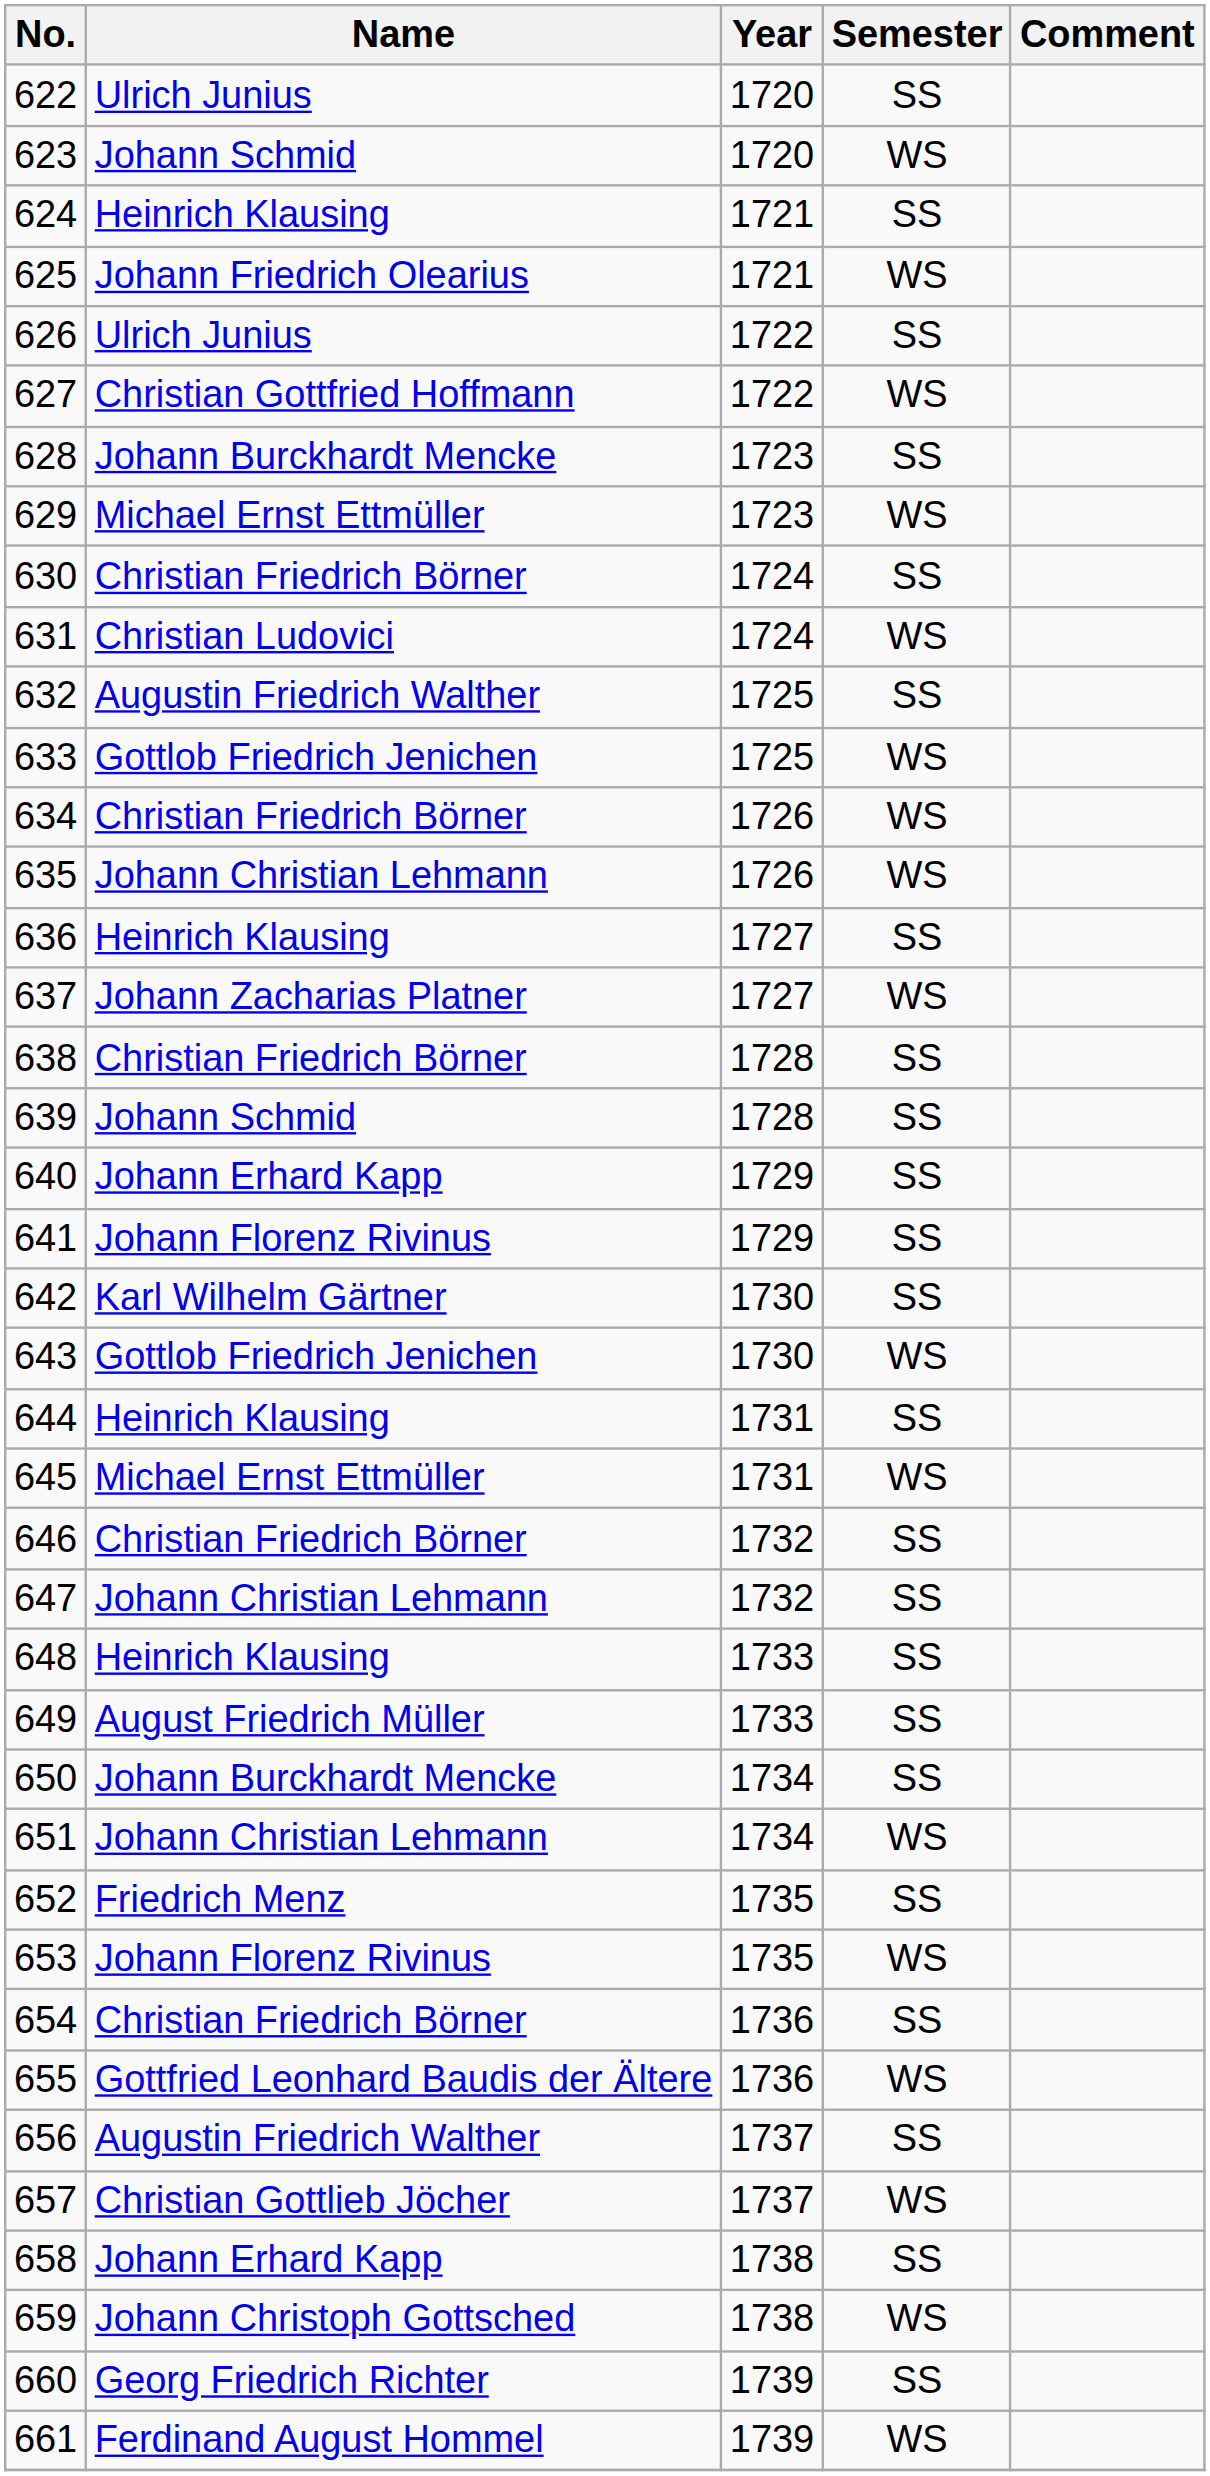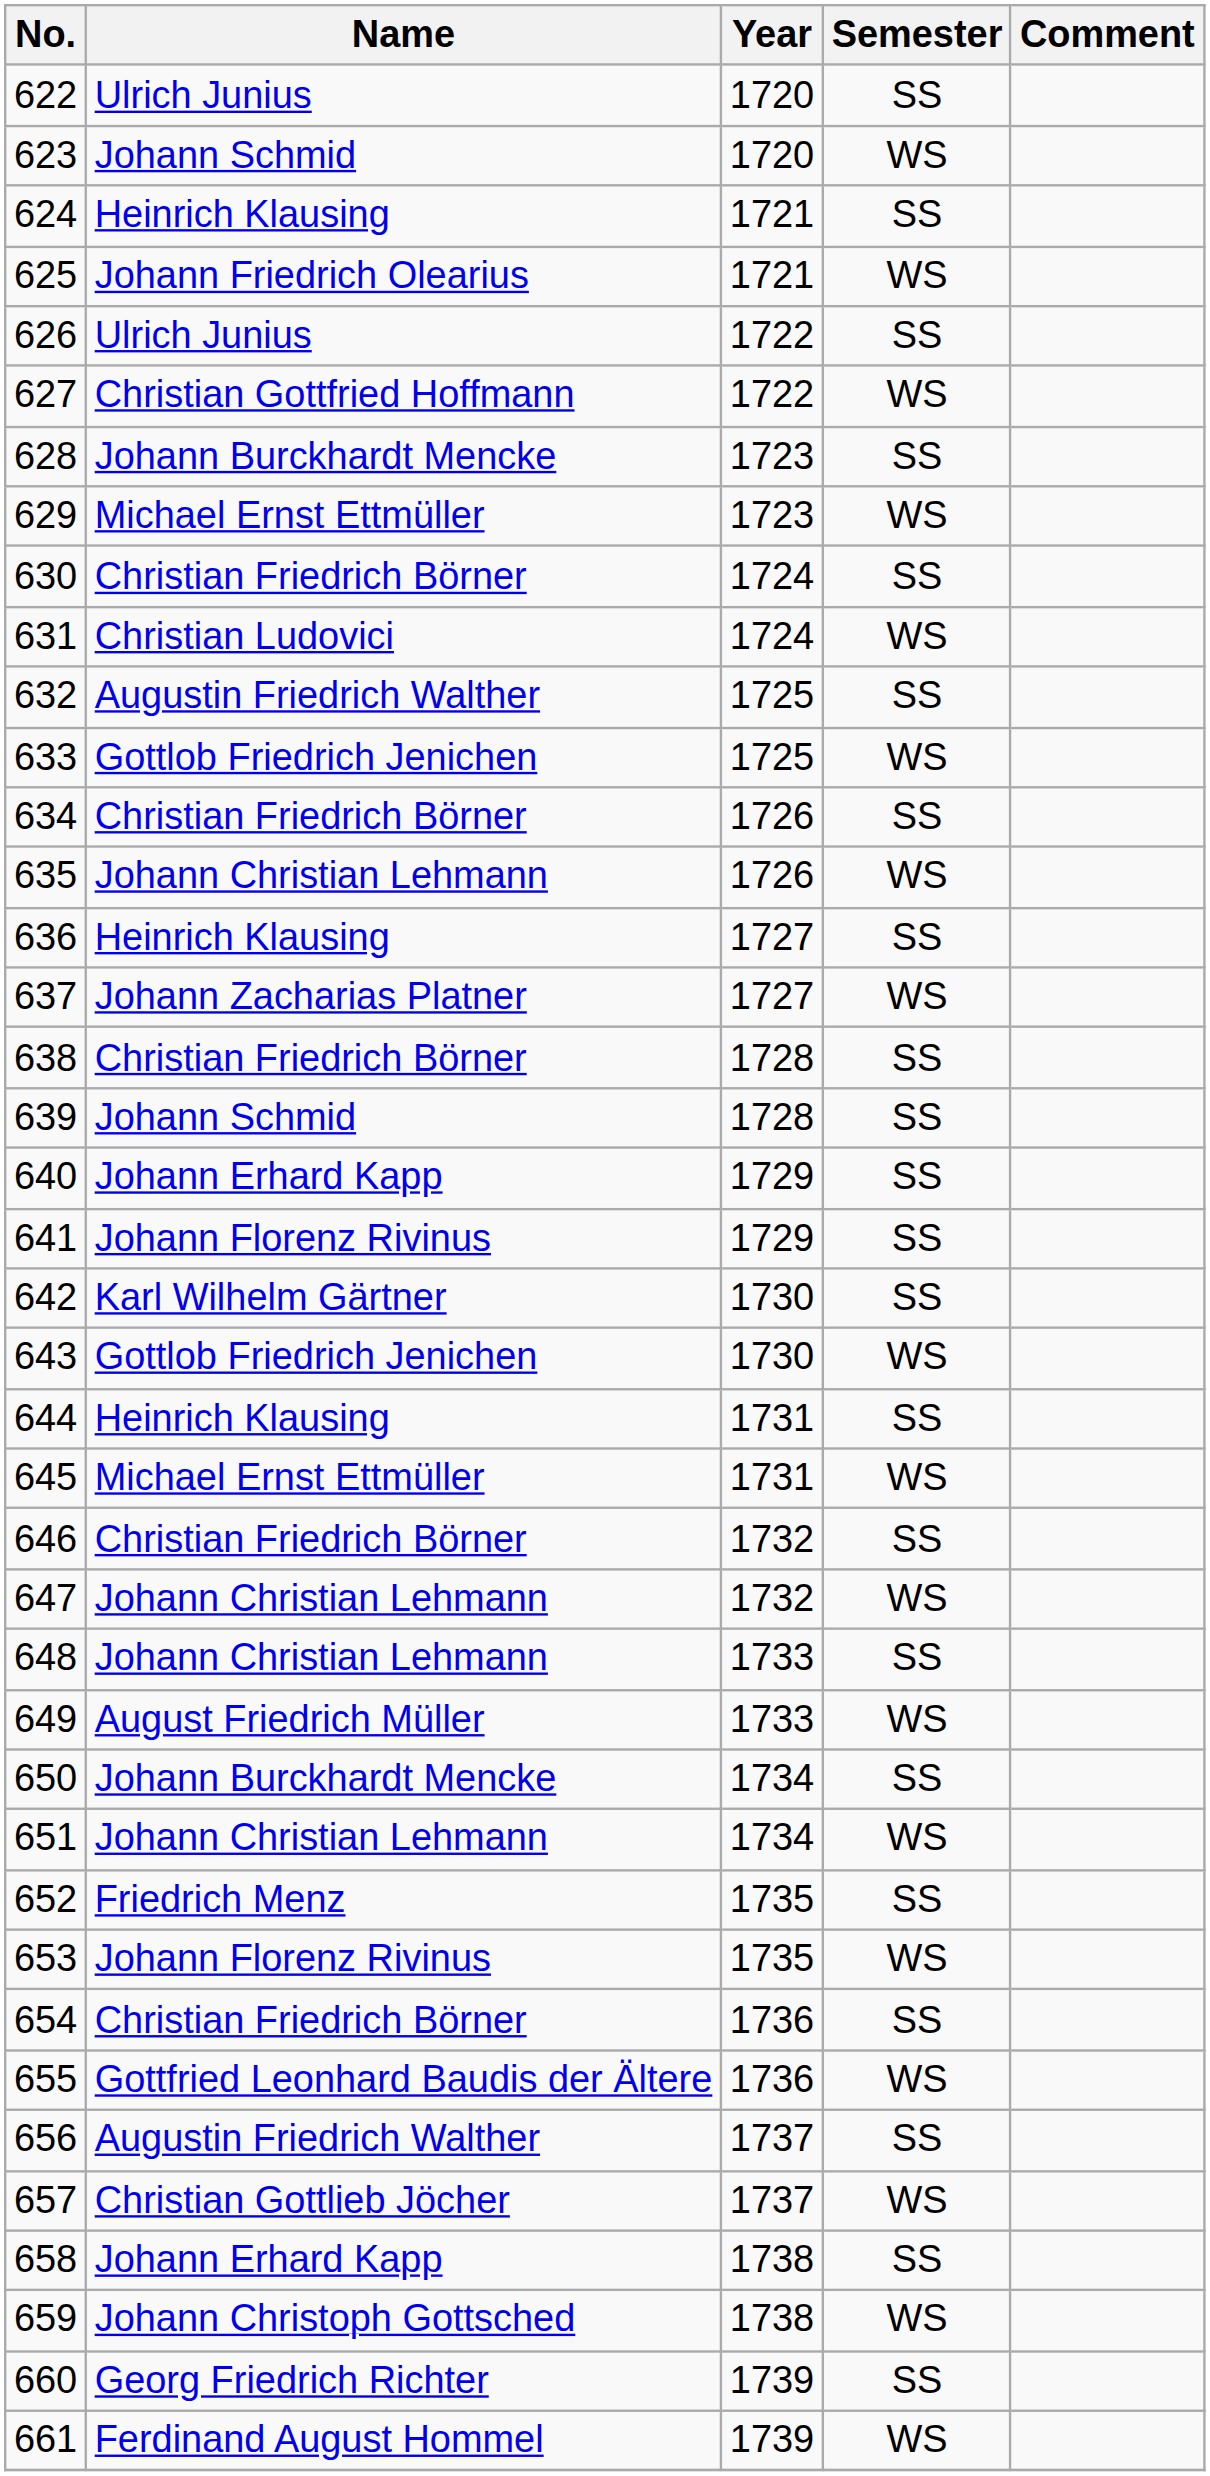(917, 816) WS -> (917, 816) SS
(917, 1598) SS -> (917, 1598) WS
(242, 1658) Heinrich Klausing -> (321, 1658) Johann Christian Lehmann
(917, 1718) SS -> (917, 1718) WS
